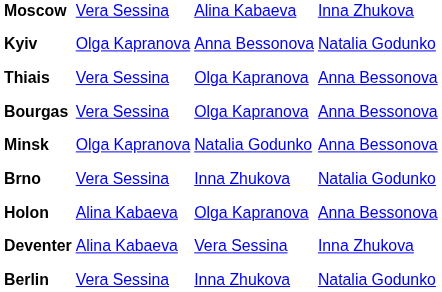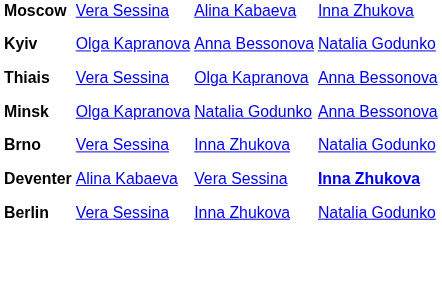- row: (36, 111)
- row: (26, 212)
(366, 246) normal -> (369, 179) bold
